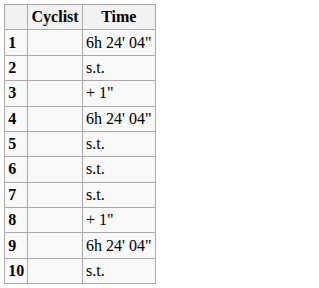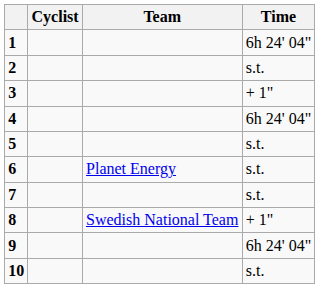+ column: (162, 17)
